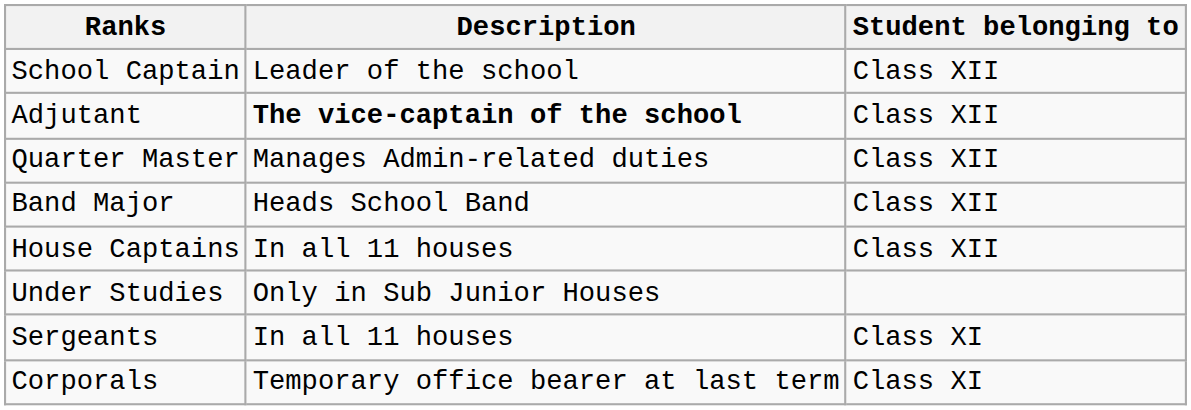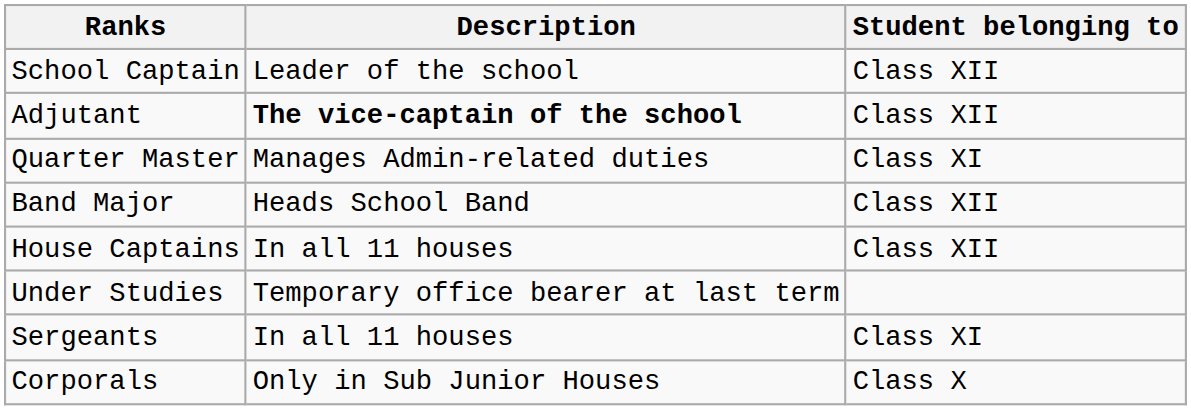(926, 160) Class XII -> (918, 160) Class XI
(457, 293) Only in Sub Junior Houses -> (546, 293) Temporary office bearer at last term
(546, 381) Temporary office bearer at last term -> (457, 381) Only in Sub Junior Houses
(918, 381) Class XI -> (910, 381) Class X
